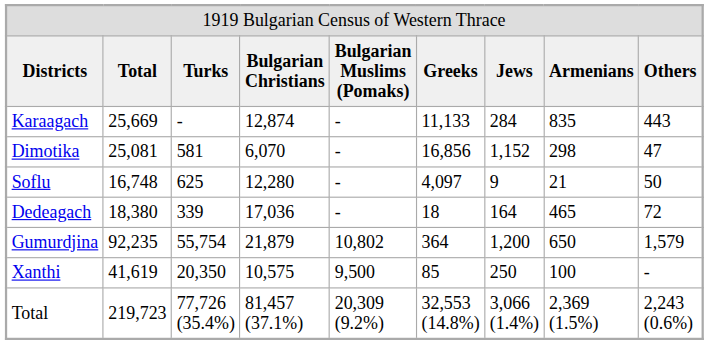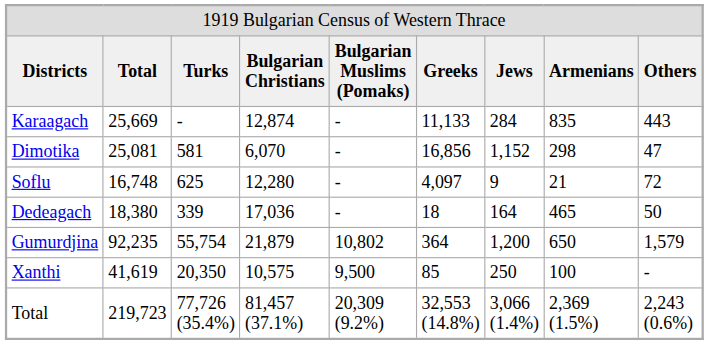(653, 182) 50 -> (653, 182) 72
(653, 212) 72 -> (653, 212) 50
